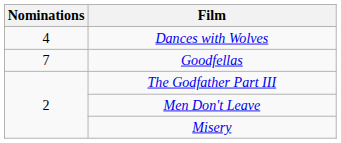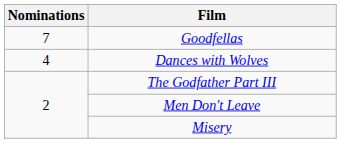rows swapped: (212, 60) <-> (212, 37)
